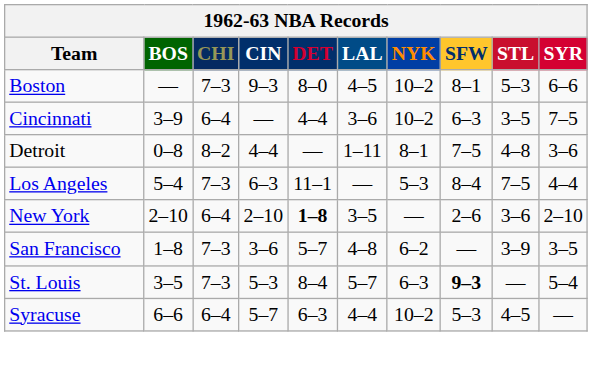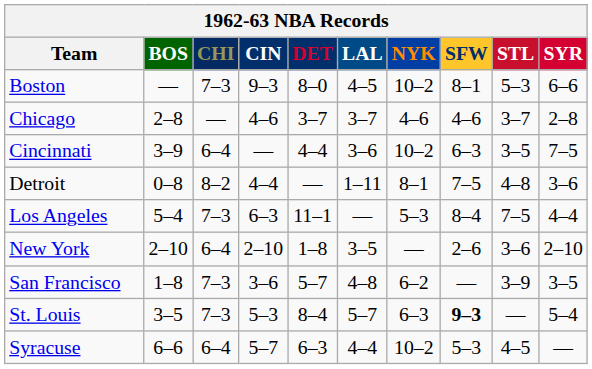+ row: (42, 118)
(313, 216) bold -> (313, 249) normal
